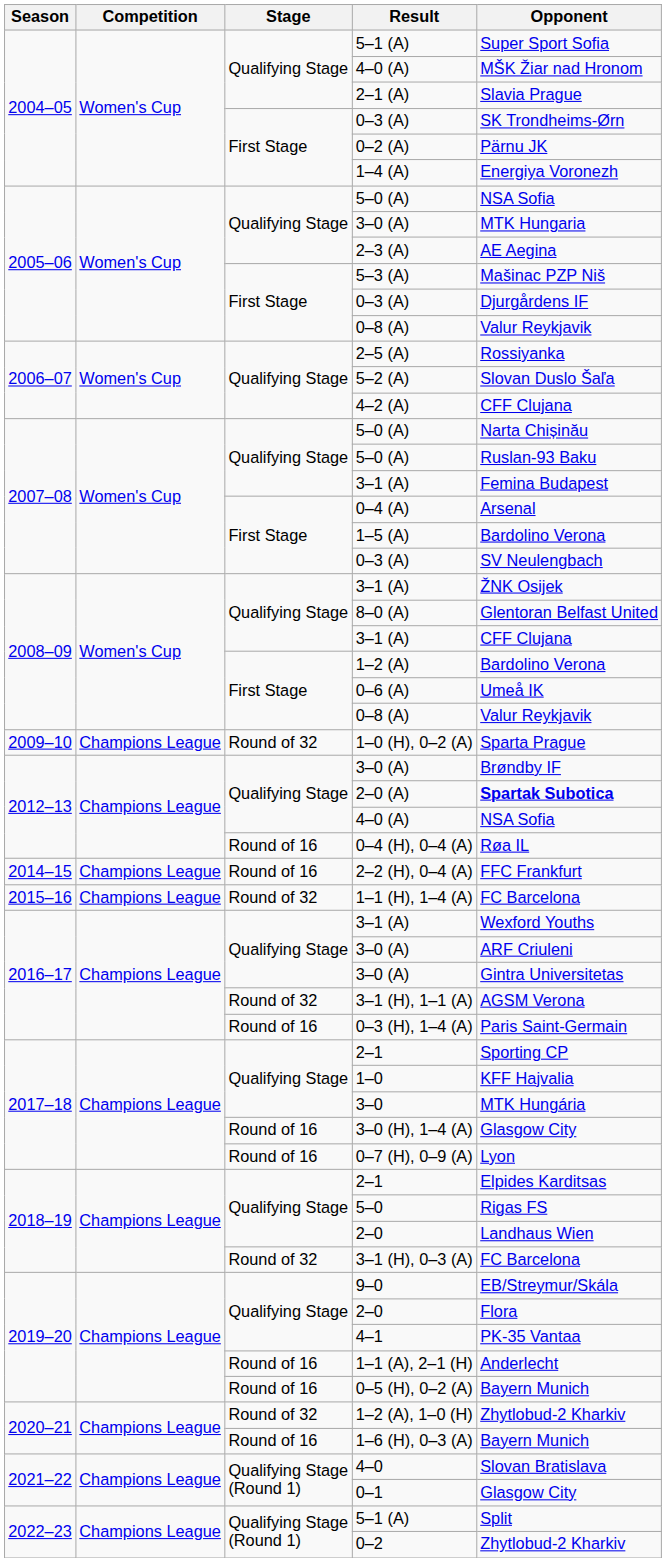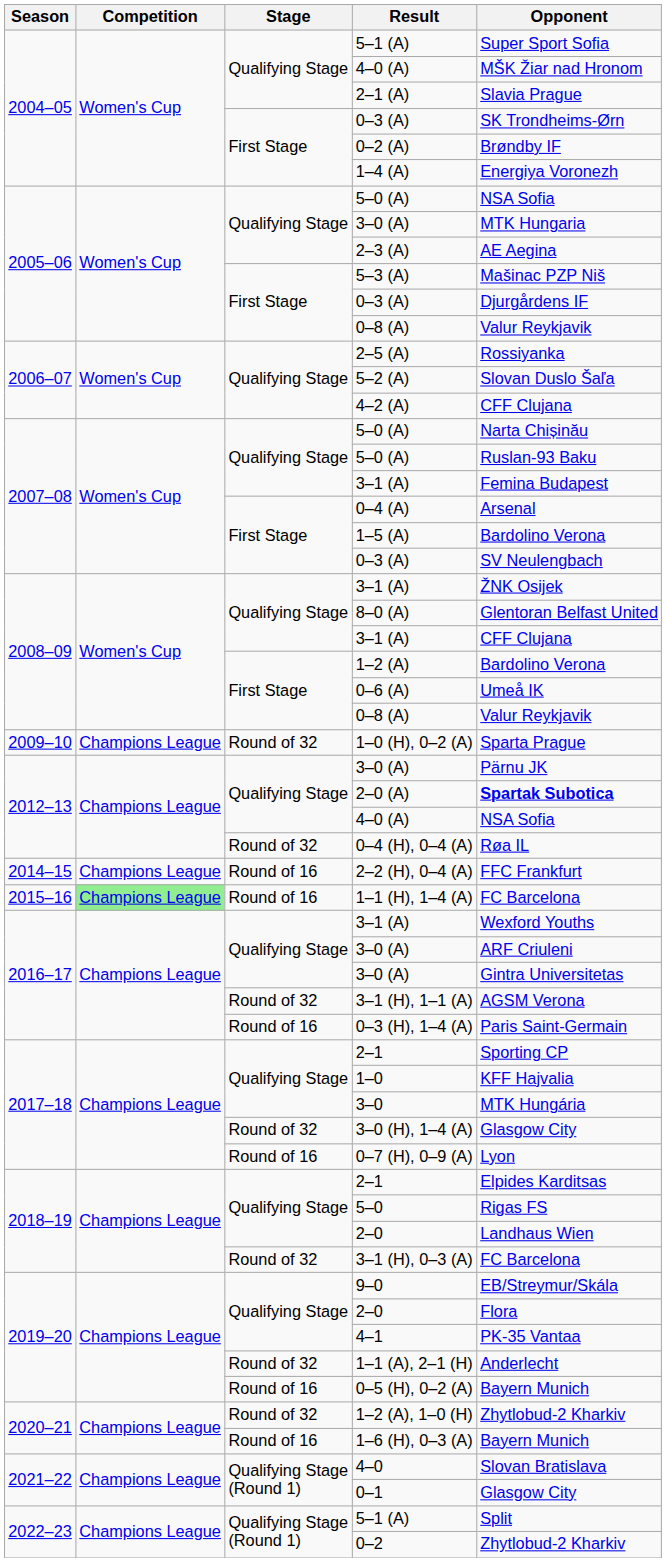(514, 146) Pärnu JK -> (521, 146) Brøndby IF
(521, 768) Brøndby IF -> (514, 768) Pärnu JK
(273, 845) Round of 16 -> (273, 845) Round of 32
(150, 897) no background -> (150, 897) lightgreen background
(273, 897) Round of 32 -> (273, 897) Round of 16
(273, 1130) Round of 16 -> (273, 1130) Round of 32
(273, 1363) Round of 16 -> (273, 1363) Round of 32
